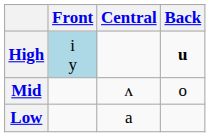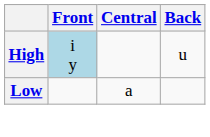(183, 54) bold -> (183, 54) normal
- row: (26, 90)
